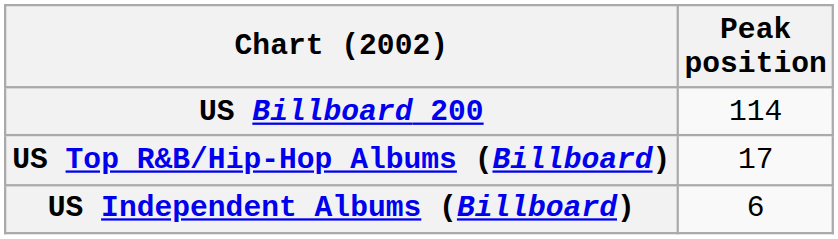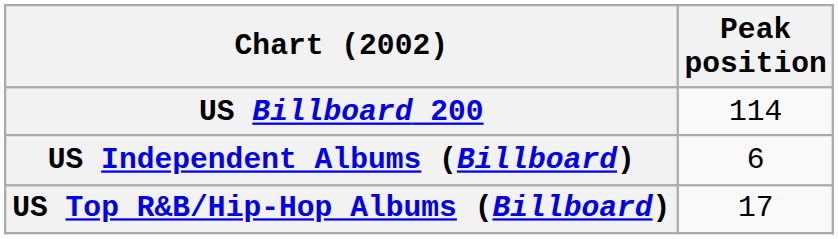rows swapped: (341, 160) <-> (341, 208)
